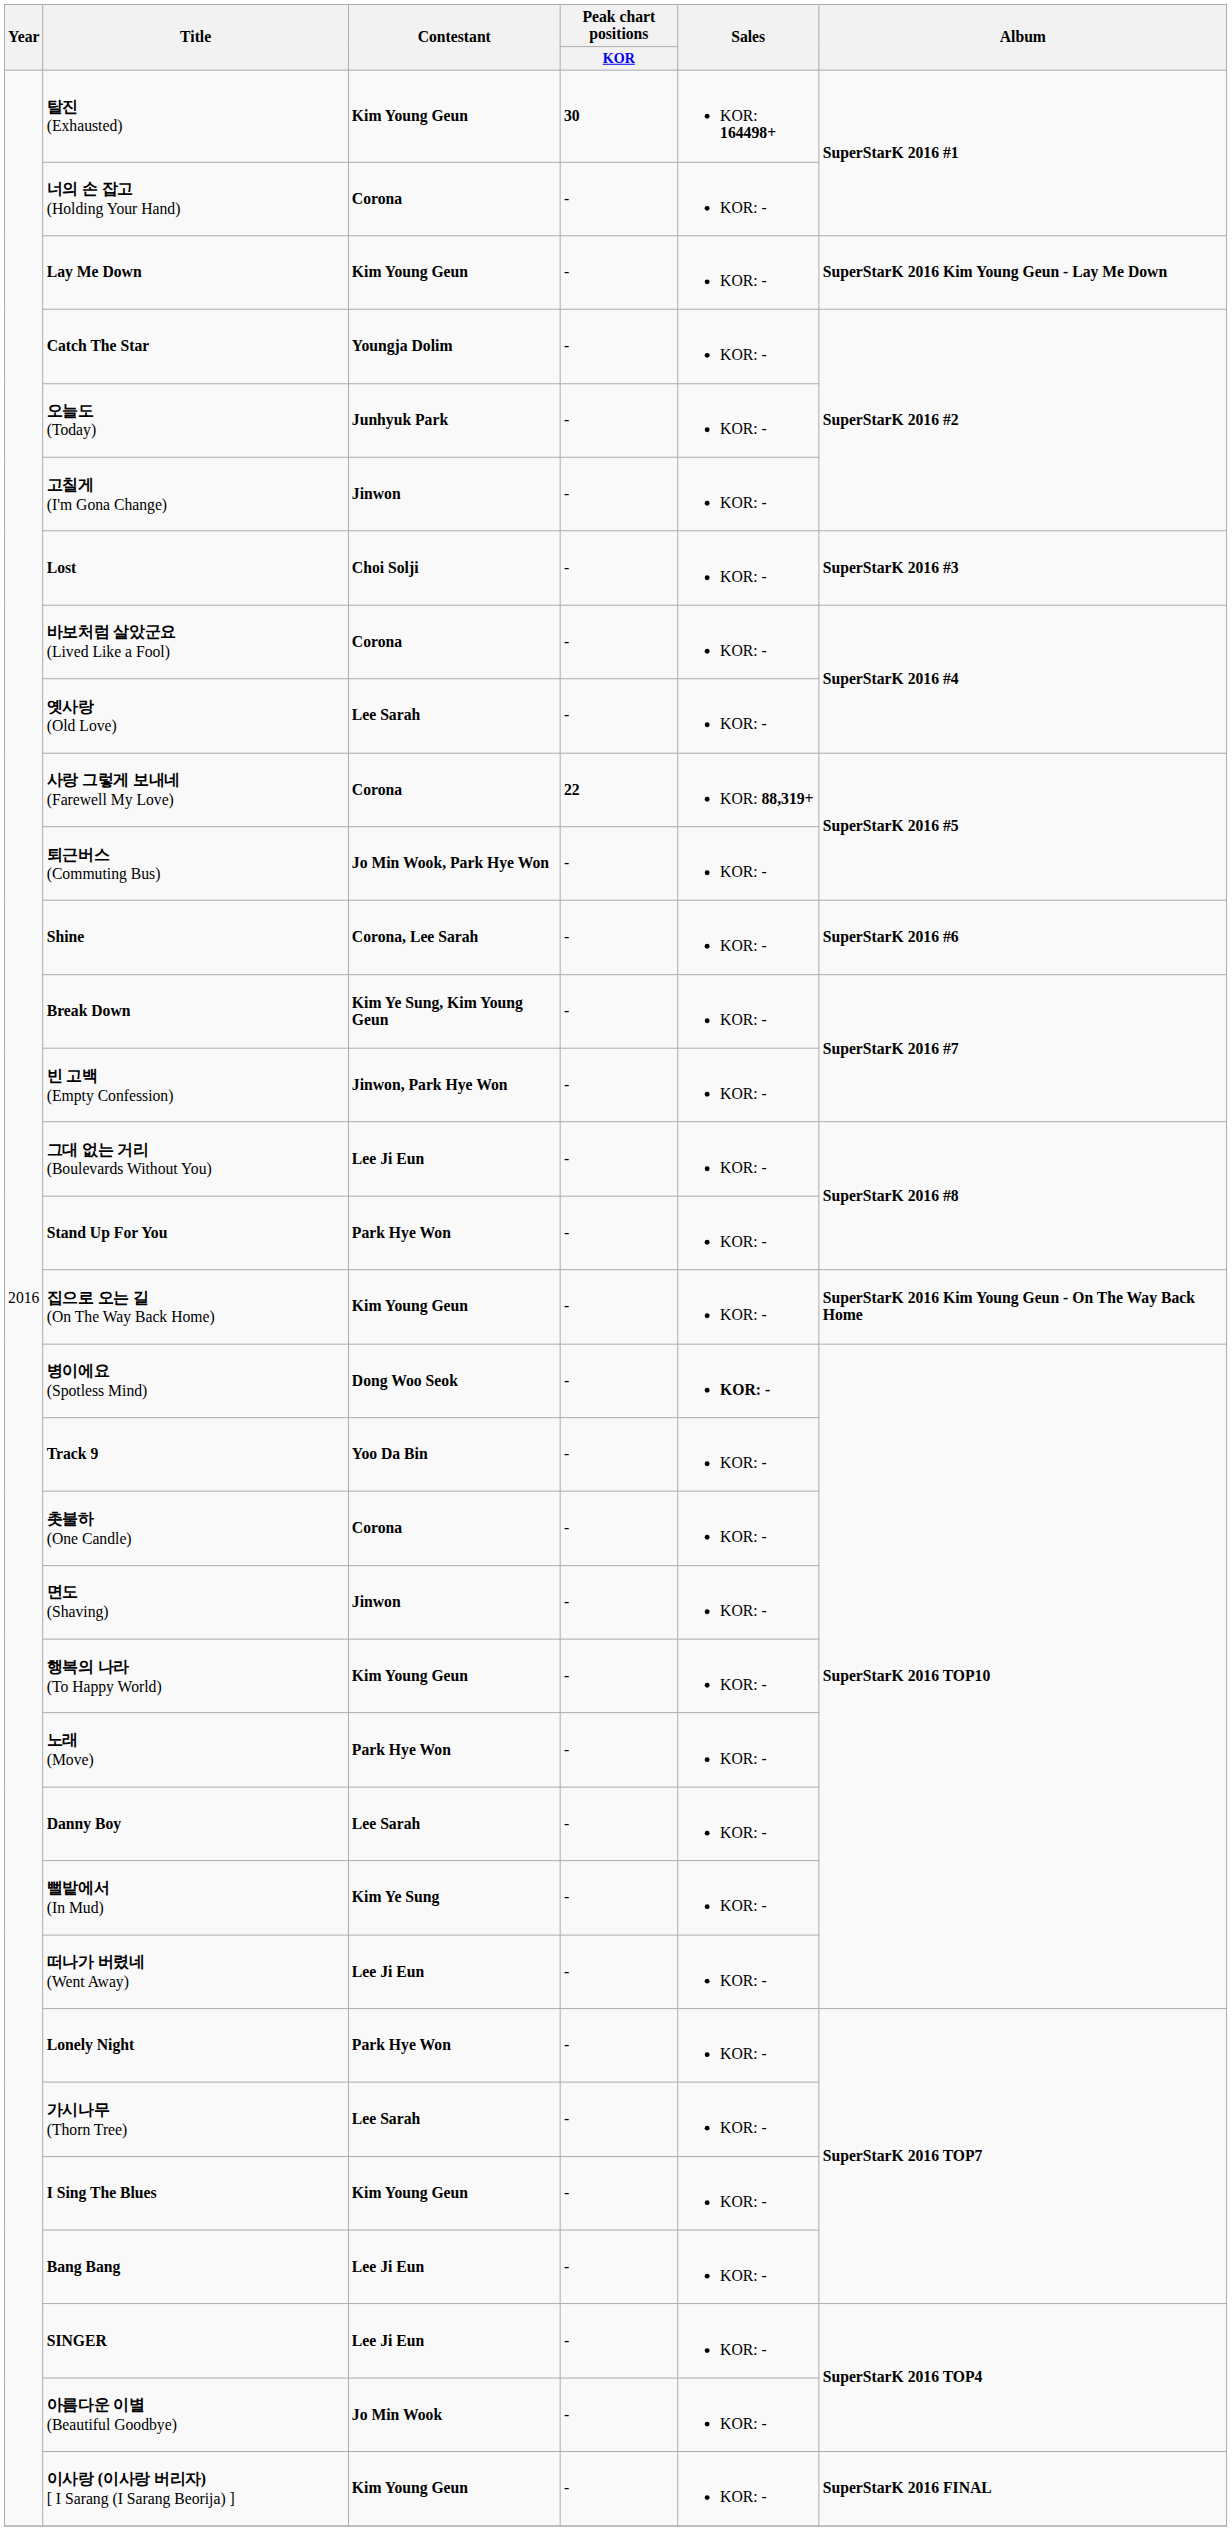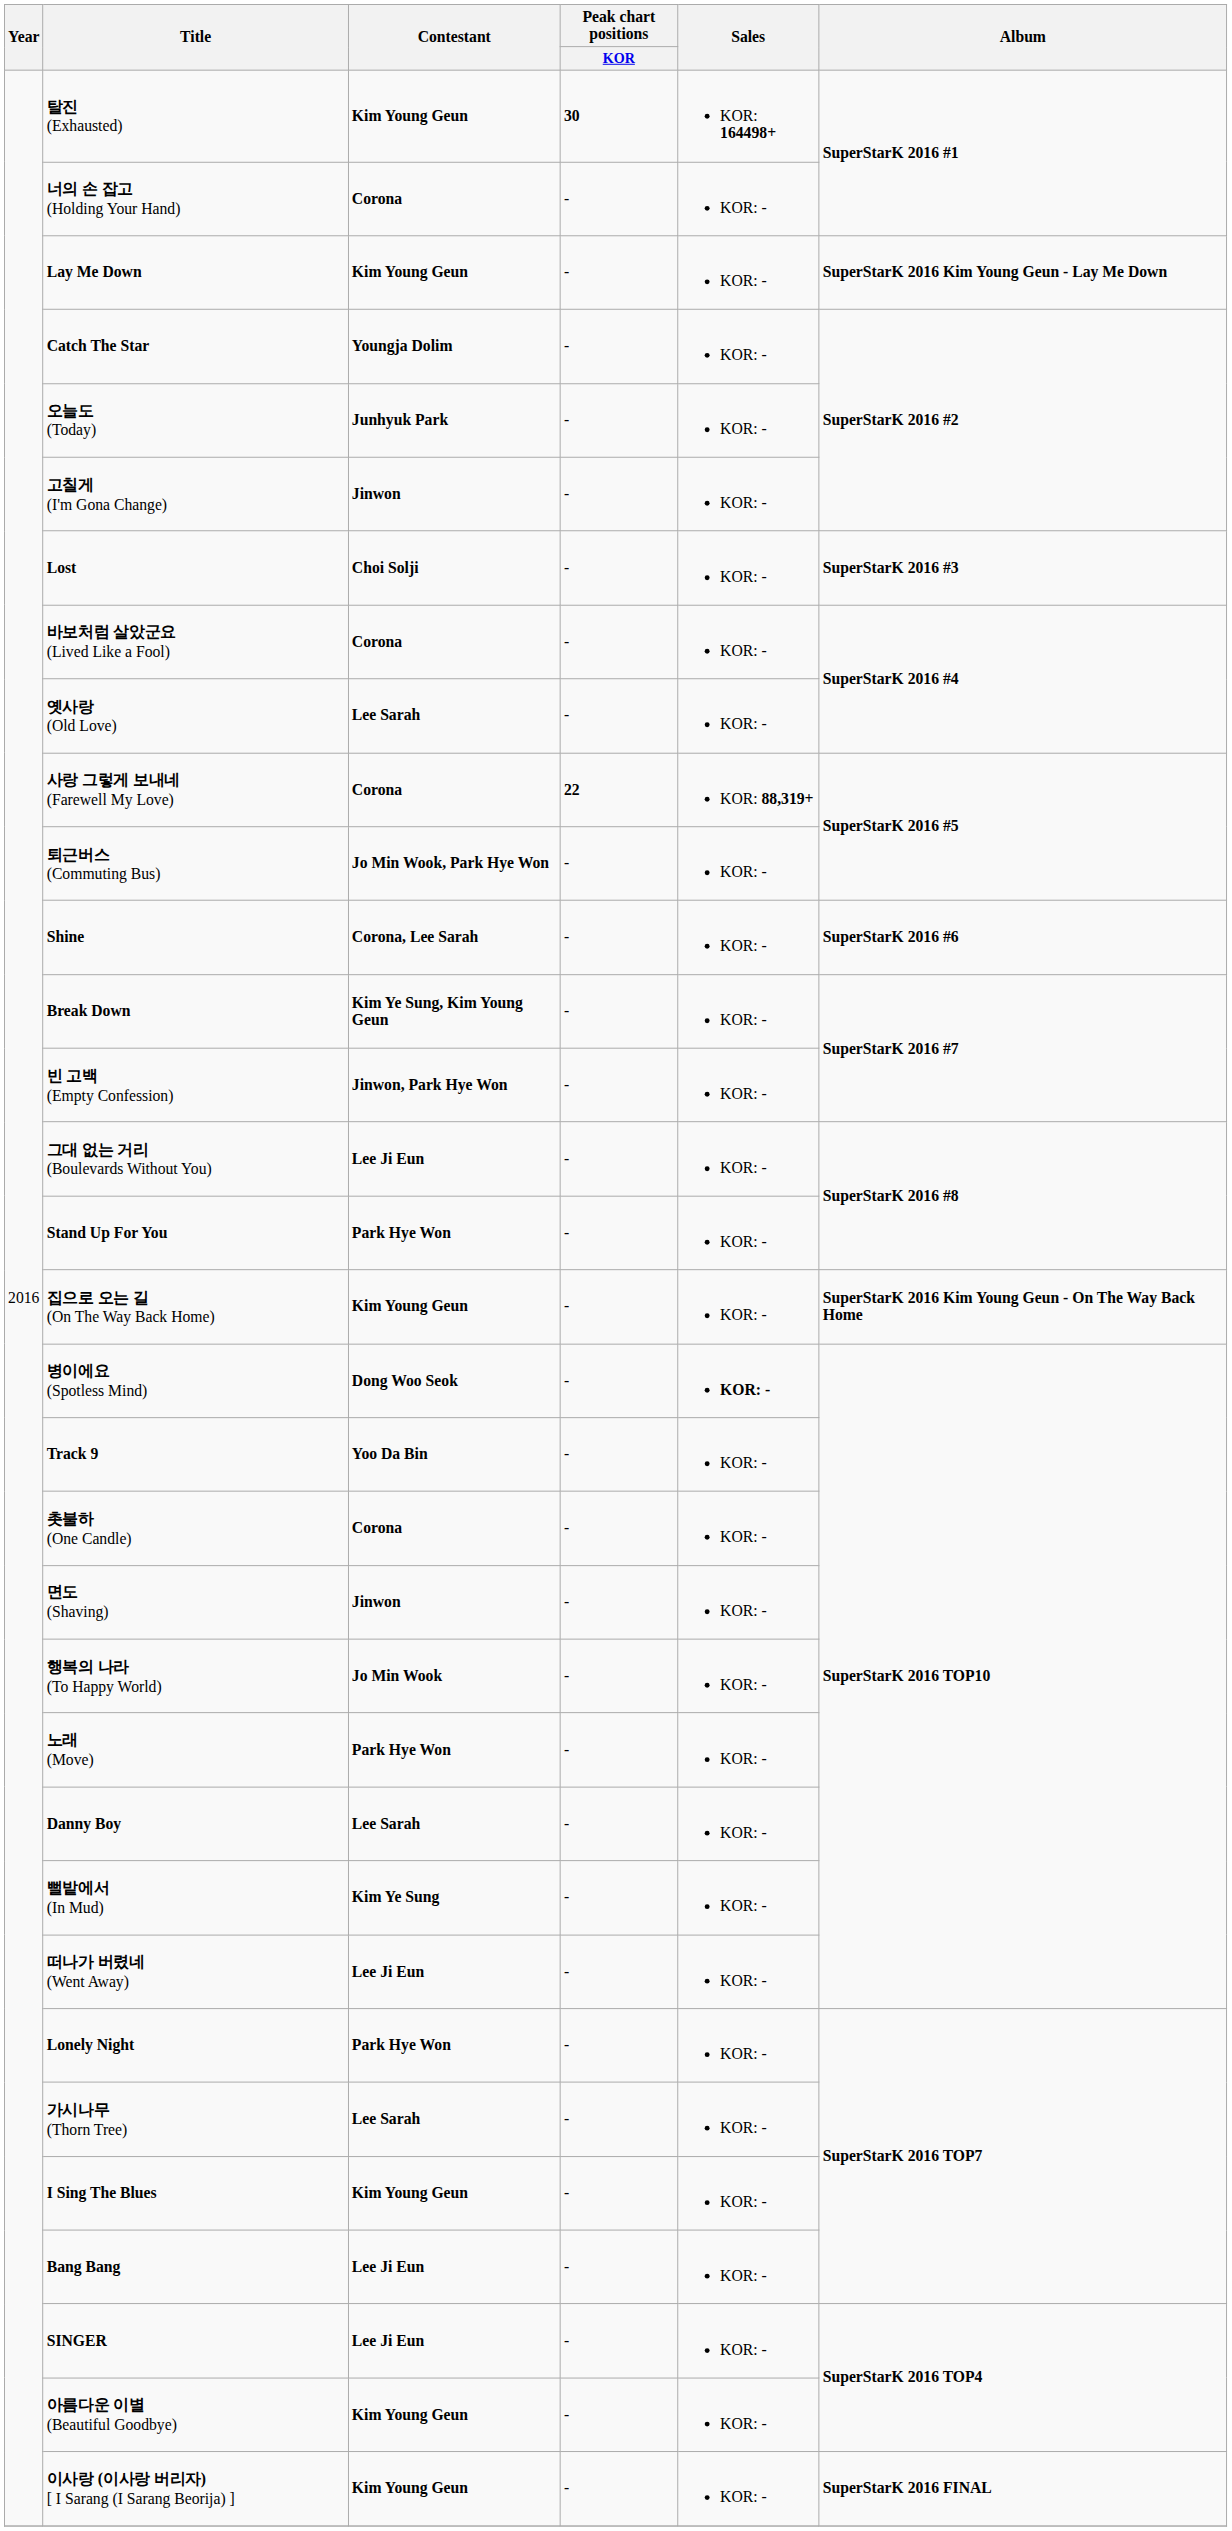(410, 1676) Kim Young Geun -> (397, 1676) Jo Min Wook
(397, 2414) Jo Min Wook -> (410, 2414) Kim Young Geun
